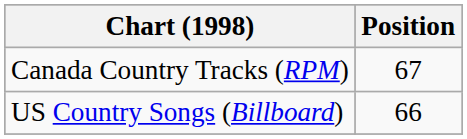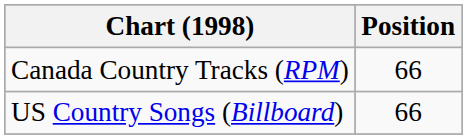(408, 69) 67 -> (408, 69) 66
